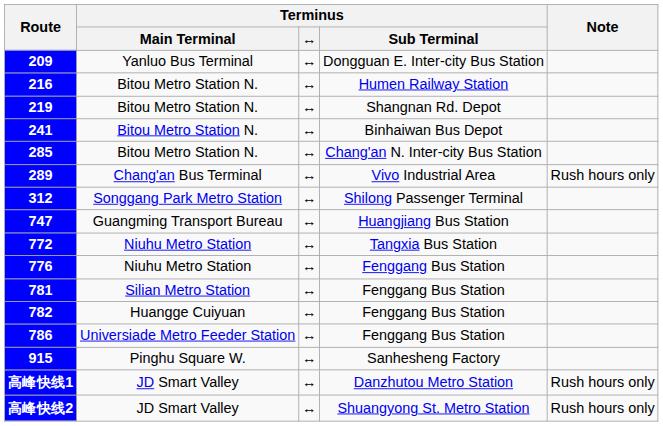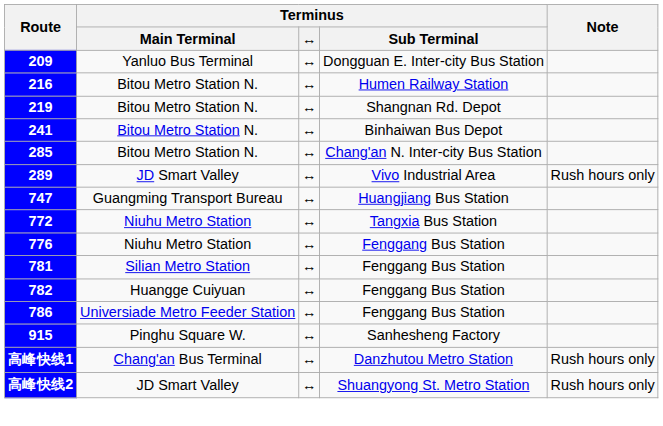(188, 175) Chang'an Bus Terminal -> (188, 175) JD Smart Valley
- row: (41, 198)
(188, 382) JD Smart Valley -> (188, 359) Chang'an Bus Terminal
